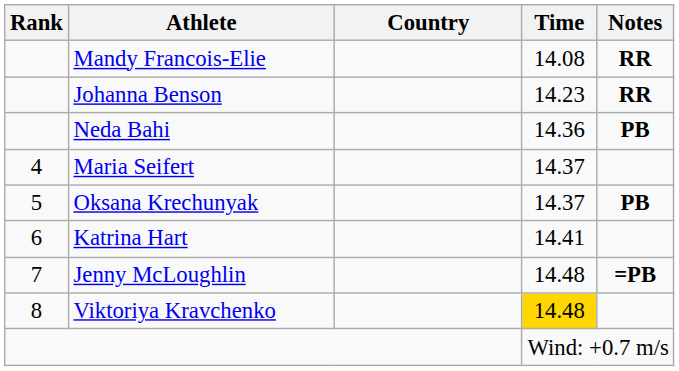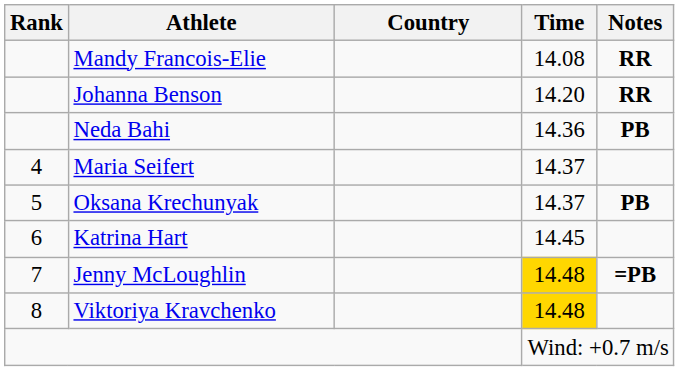(559, 94) 14.23 -> (559, 94) 14.20
(559, 238) 14.41 -> (559, 238) 14.45
(559, 274) no background -> (559, 274) gold background
